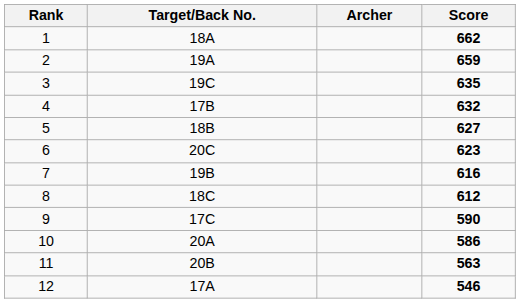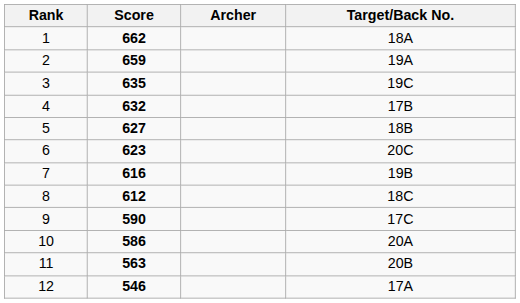columns swapped: (202, 15) <-> (469, 15)
